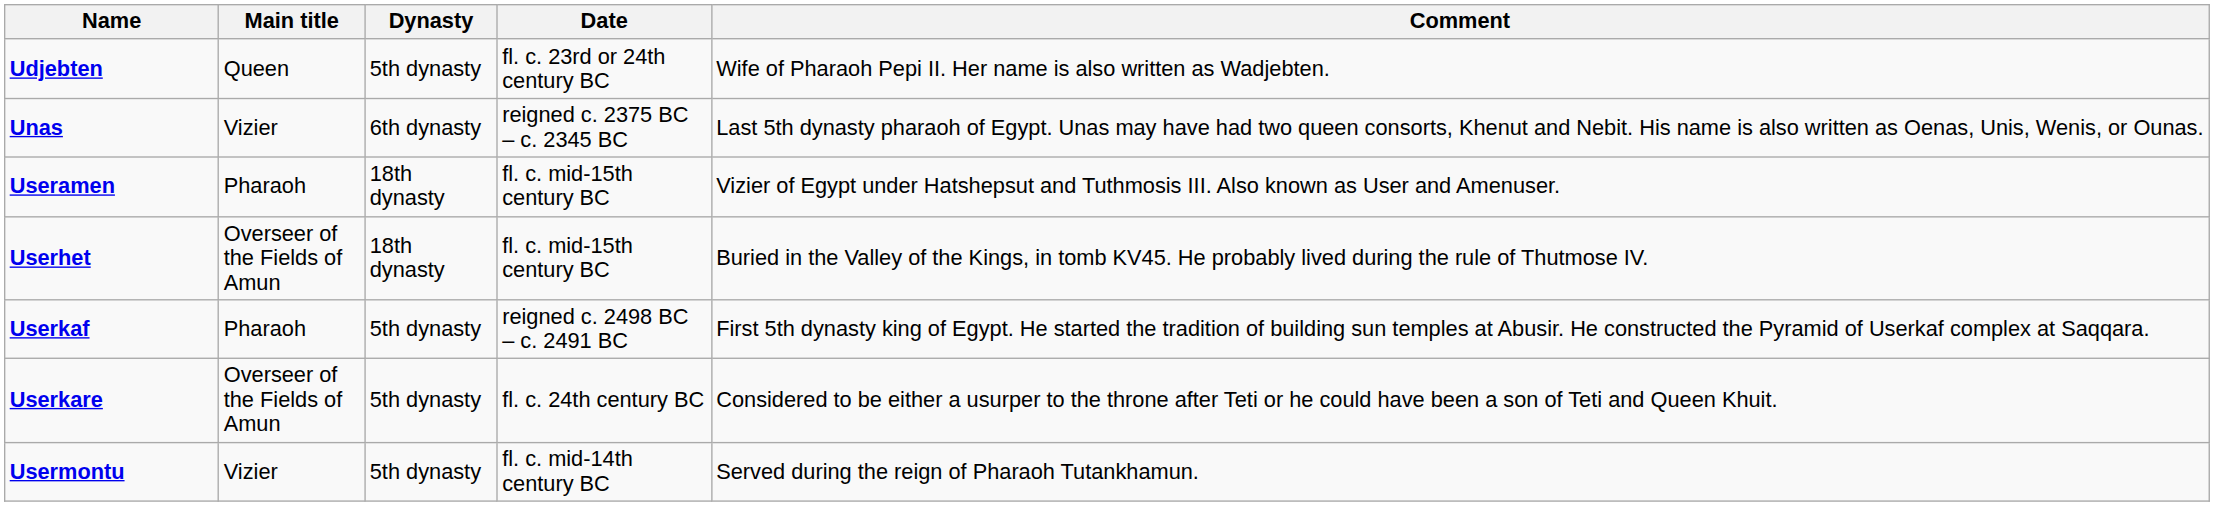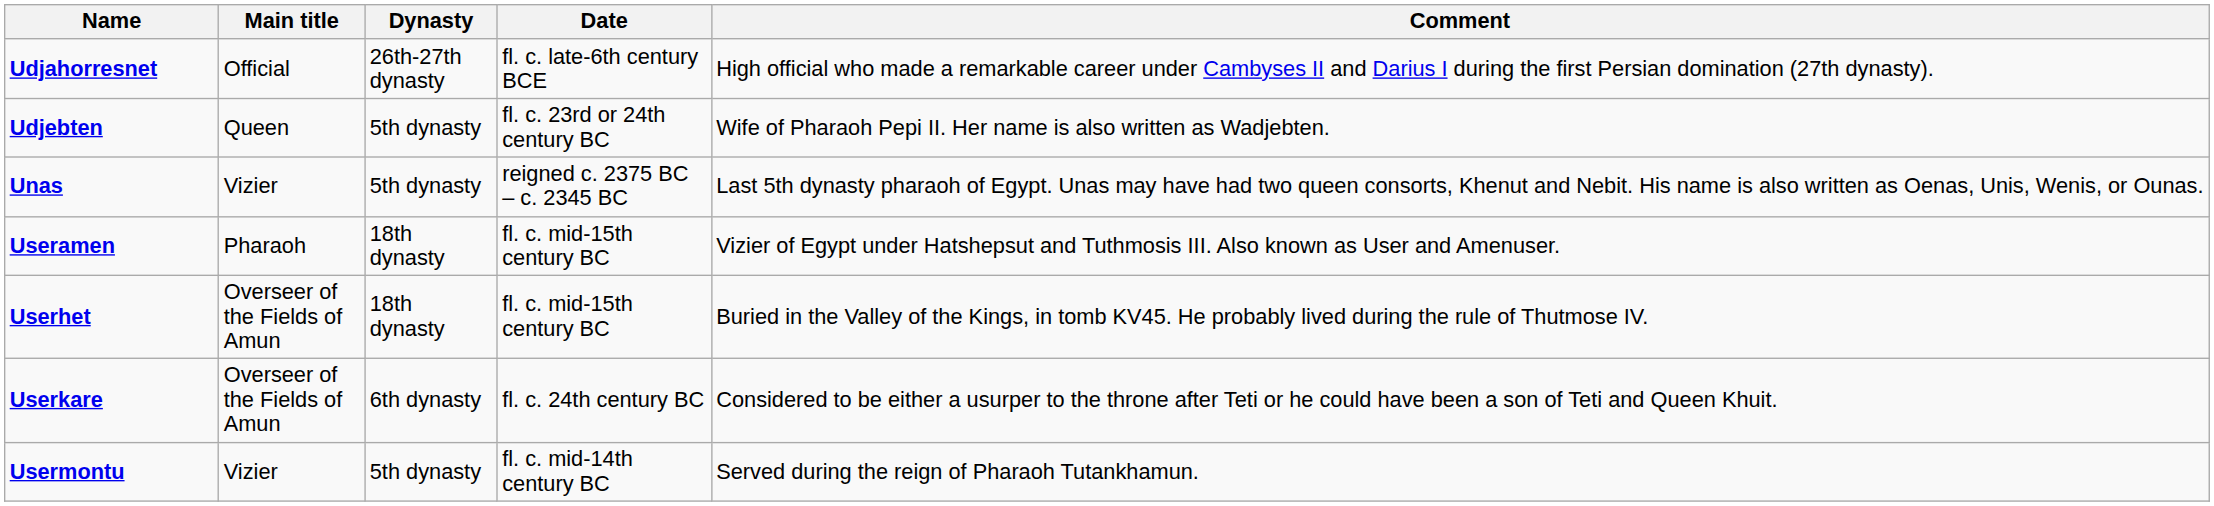+ row: (83, 68)
(425, 127) 6th dynasty -> (425, 186) 5th dynasty
- row: (50, 328)
(425, 400) 5th dynasty -> (425, 400) 6th dynasty
